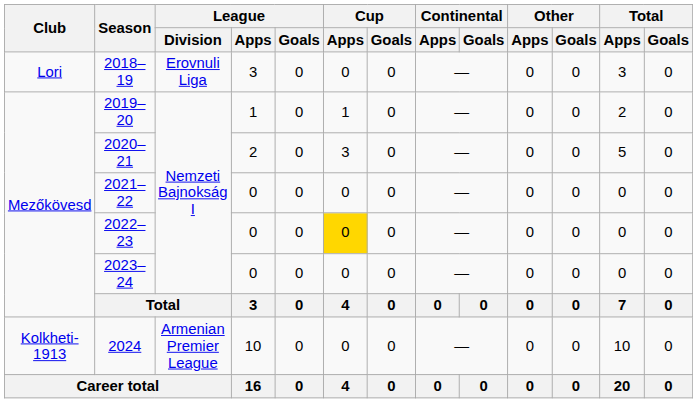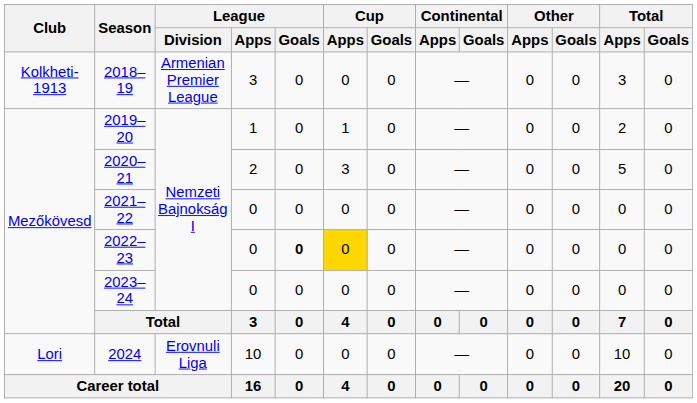(50, 71) Lori -> (50, 80) Kolkheti-1913
(193, 71) Erovnuli Liga -> (193, 80) Armenian Premier League
(299, 233) normal -> (299, 249) bold
(50, 345) Kolkheti-1913 -> (50, 354) Lori
(193, 345) Armenian Premier League -> (193, 354) Erovnuli Liga
